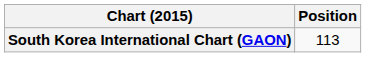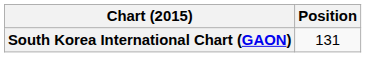(328, 39) 113 -> (328, 39) 131
